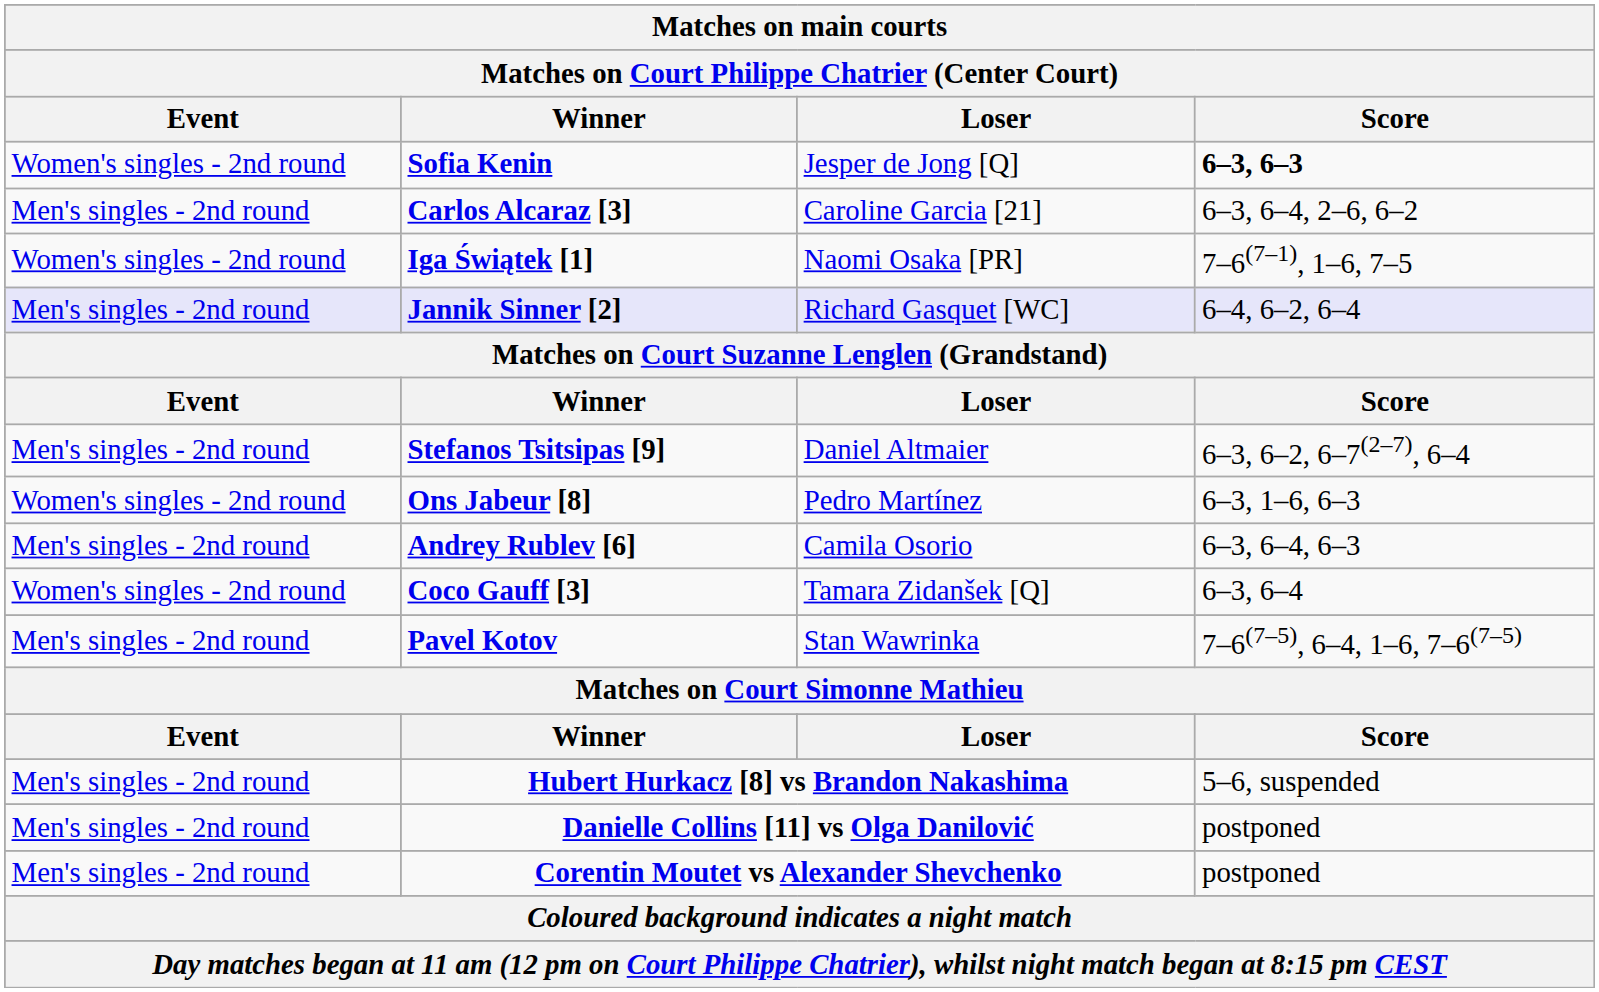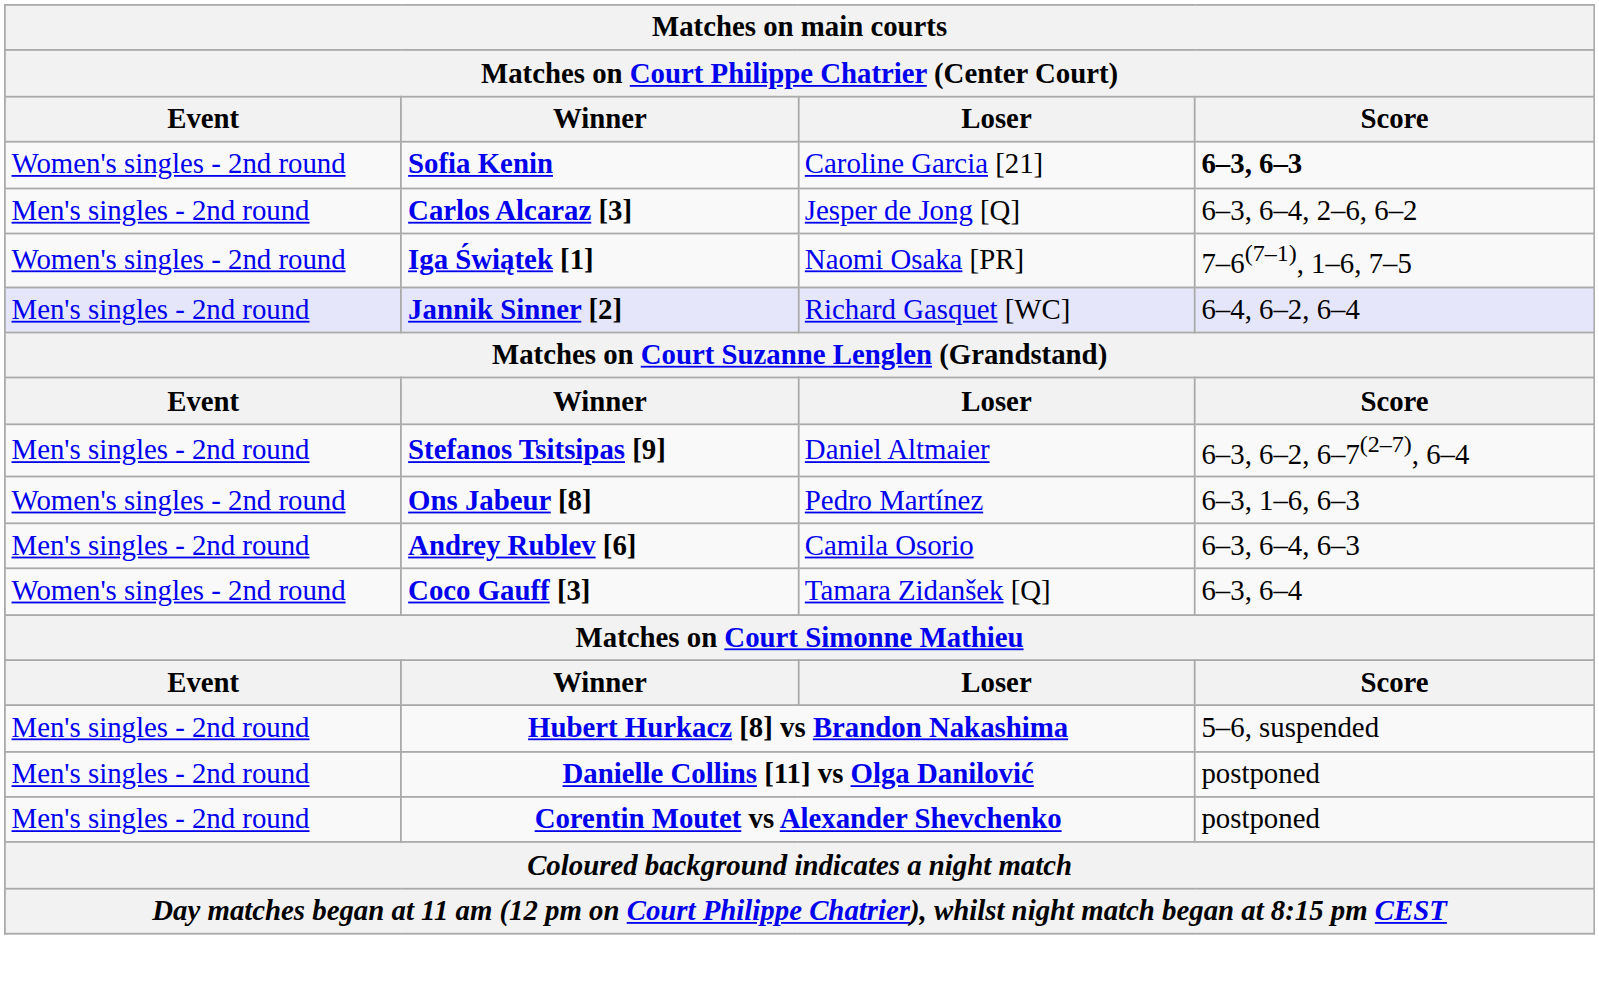(911, 164) Jesper de Jong [Q] -> (924, 164) Caroline Garcia [21]
(923, 210) Caroline Garcia [21] -> (912, 210) Jesper de Jong [Q]
- row: (482, 640)
